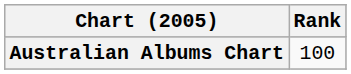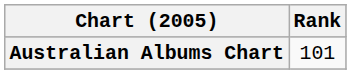(317, 53) 100 -> (317, 53) 101
